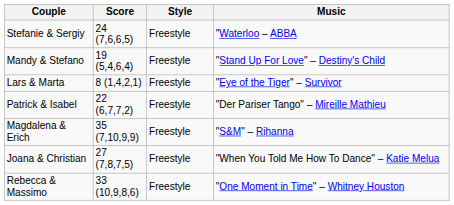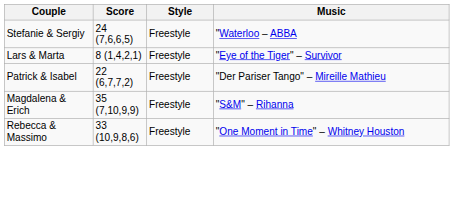- row: (45, 61)
- row: (46, 159)
